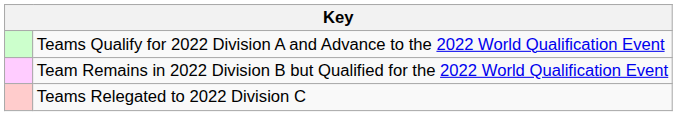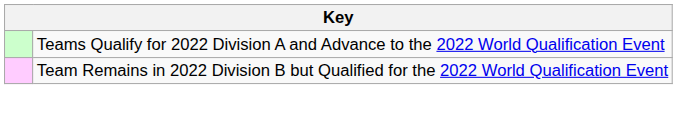- row: (171, 96)
